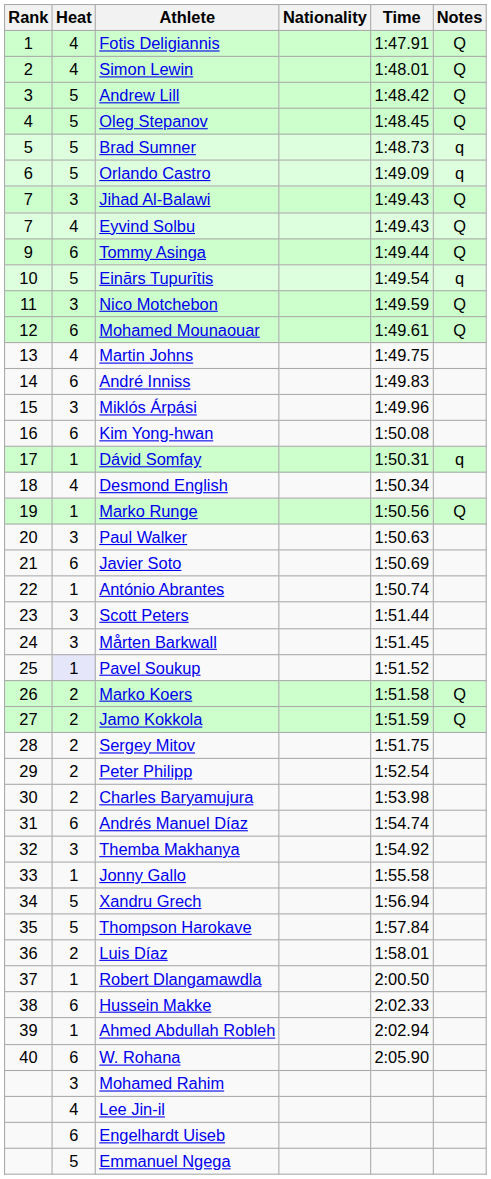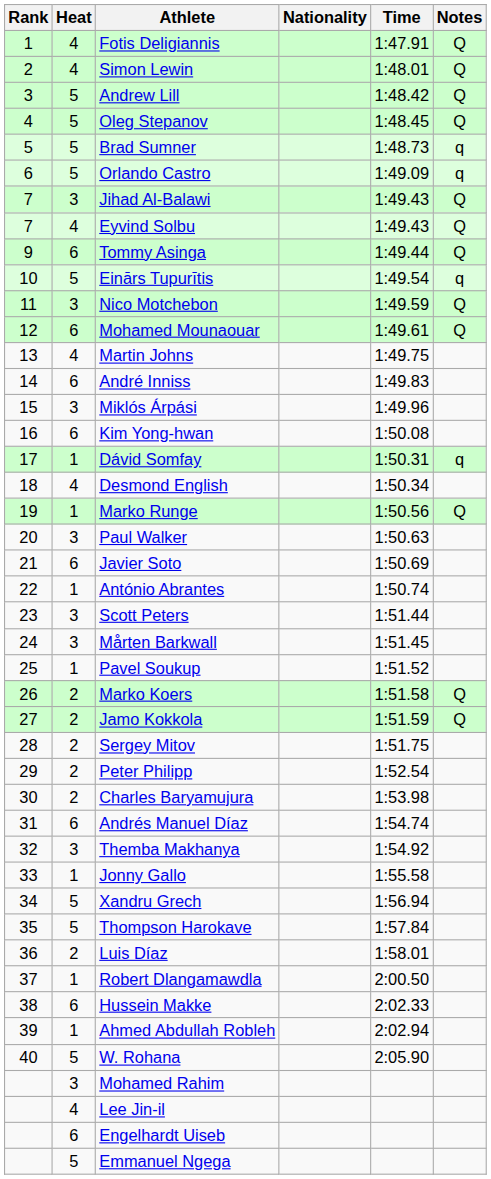(74, 667) lavender background -> (74, 667) no background
(74, 1057) 6 -> (74, 1057) 5
